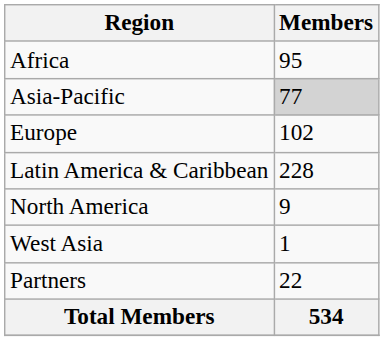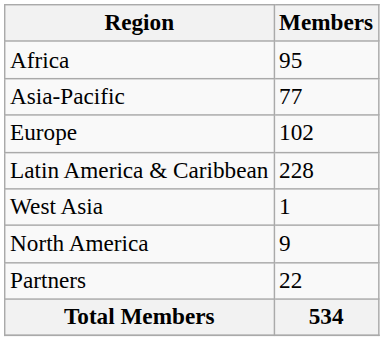(291, 96) lightgrey background -> (291, 96) no background
rows swapped: (79, 206) <-> (57, 243)
